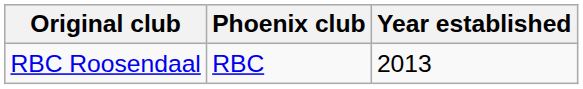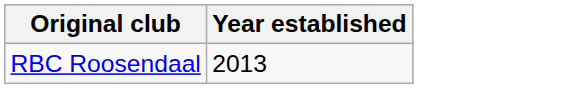- column: (289, 24)
